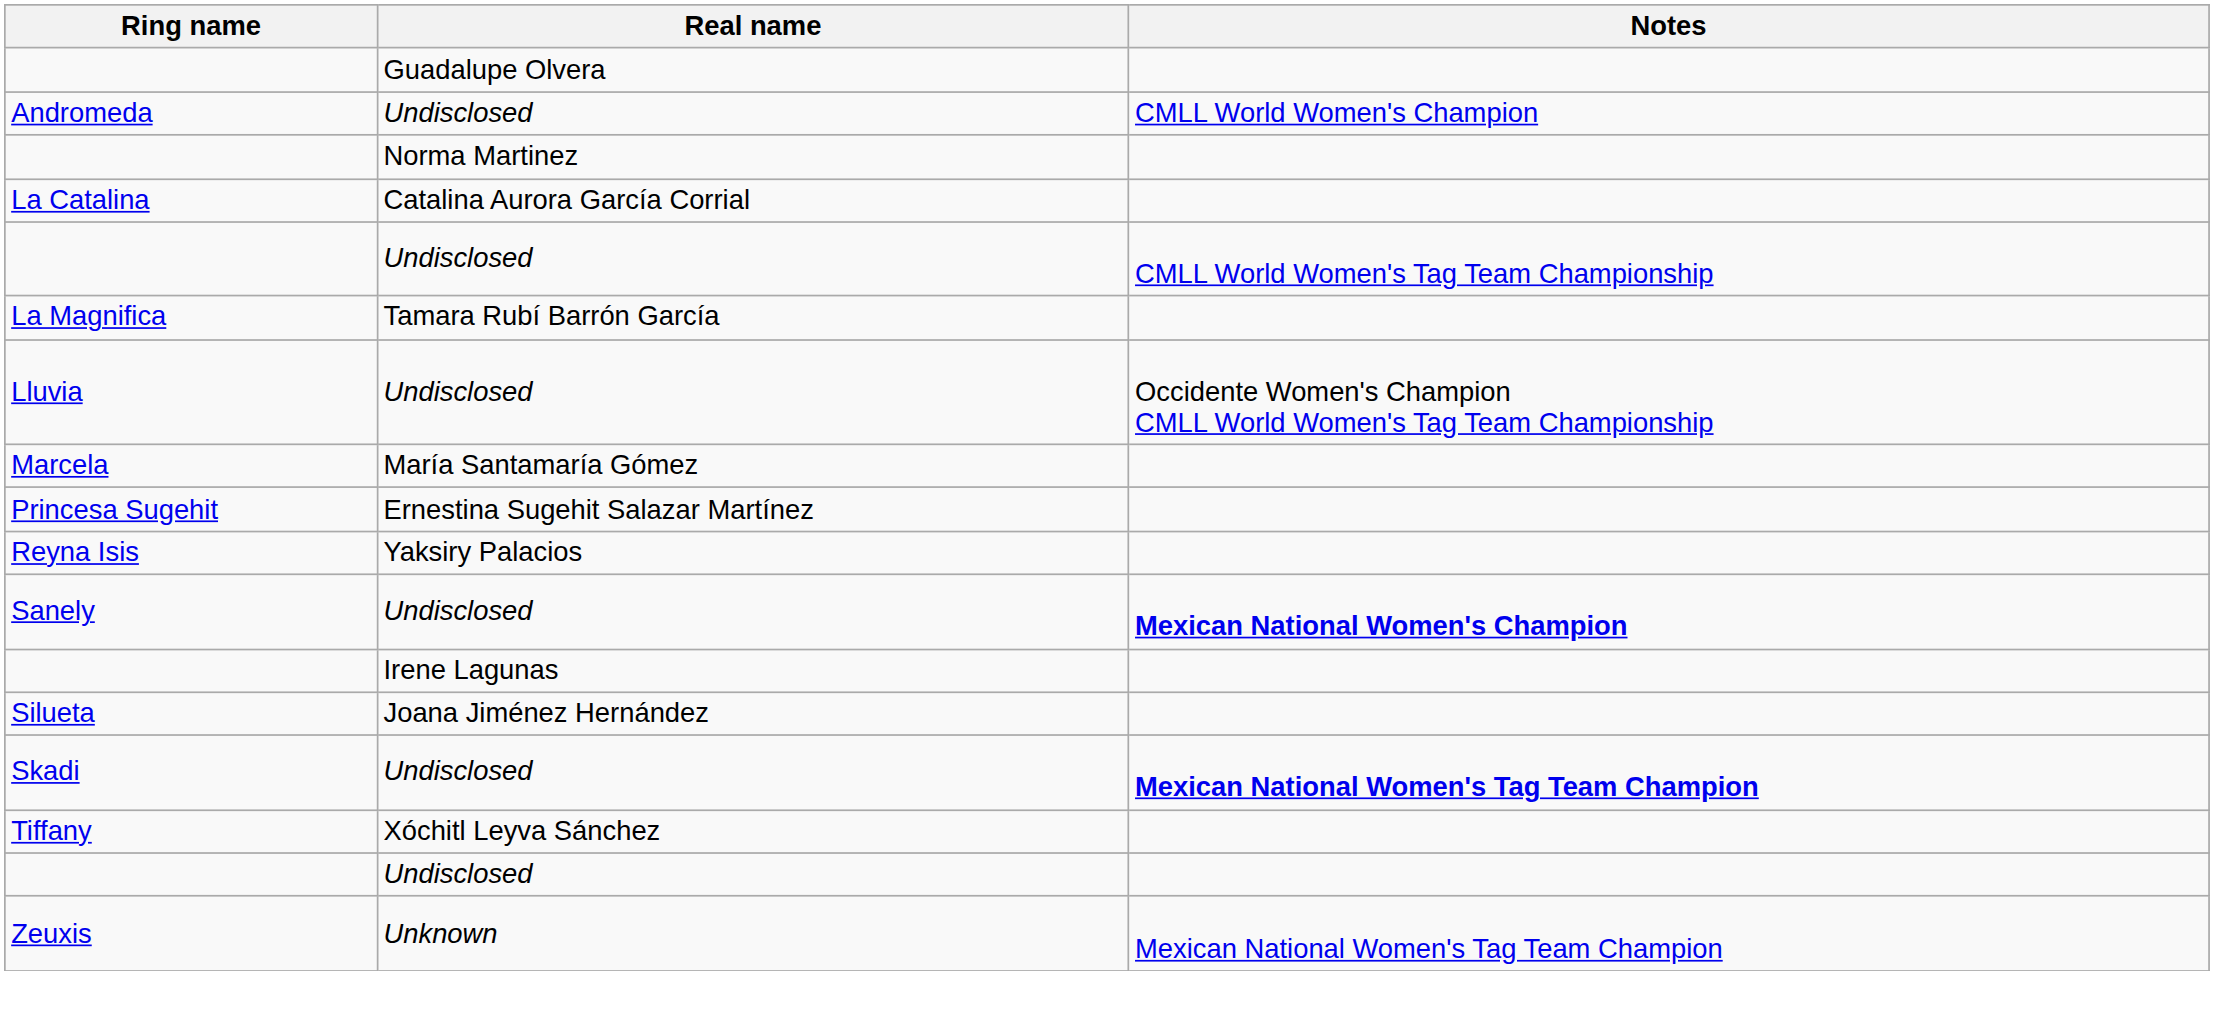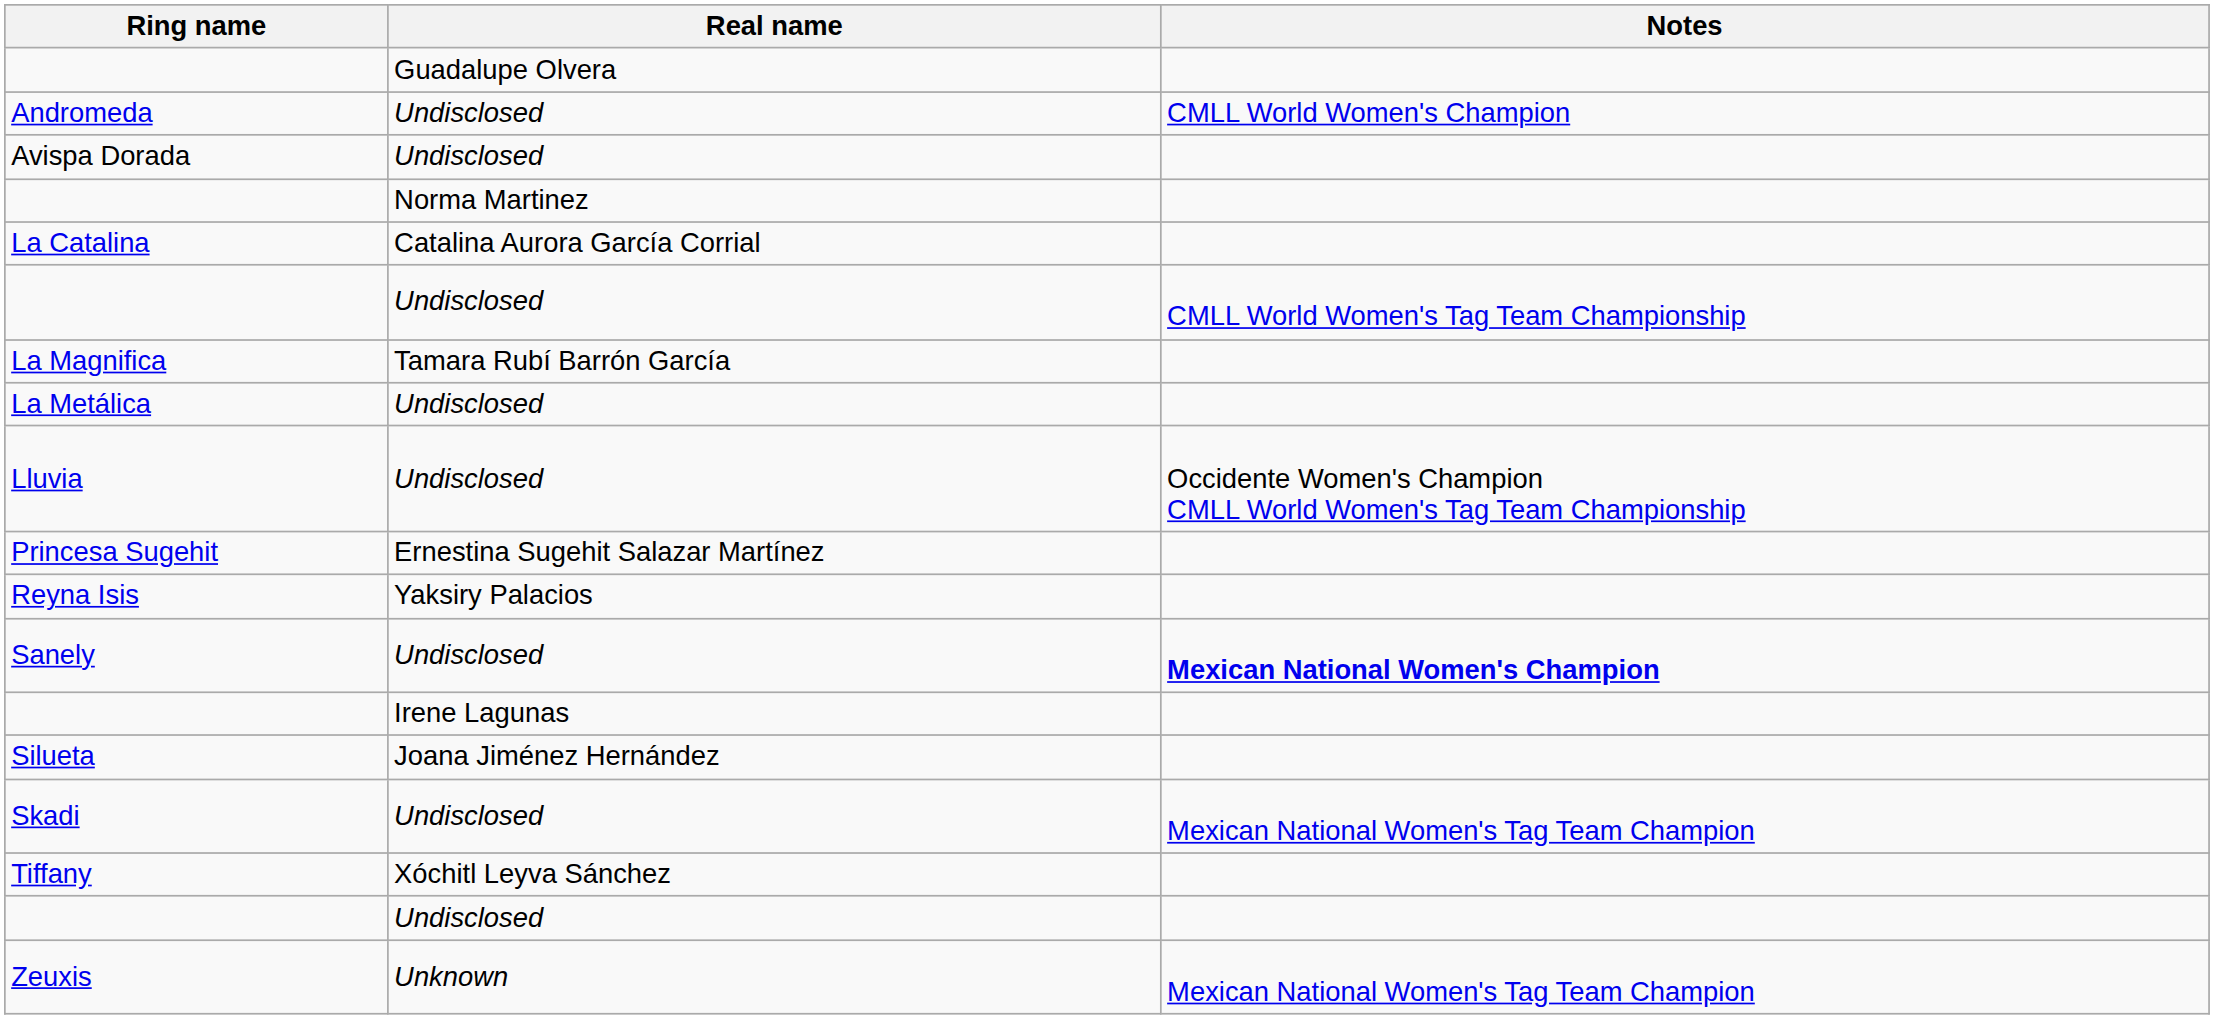+ row: (101, 156)
+ row: (81, 404)
- row: (60, 465)
(1447, 787) bold -> (1461, 830) normal
